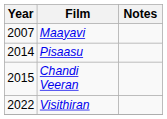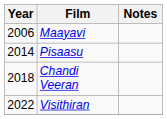(21, 33) 2007 -> (21, 33) 2006
(21, 78) 2015 -> (21, 78) 2018
